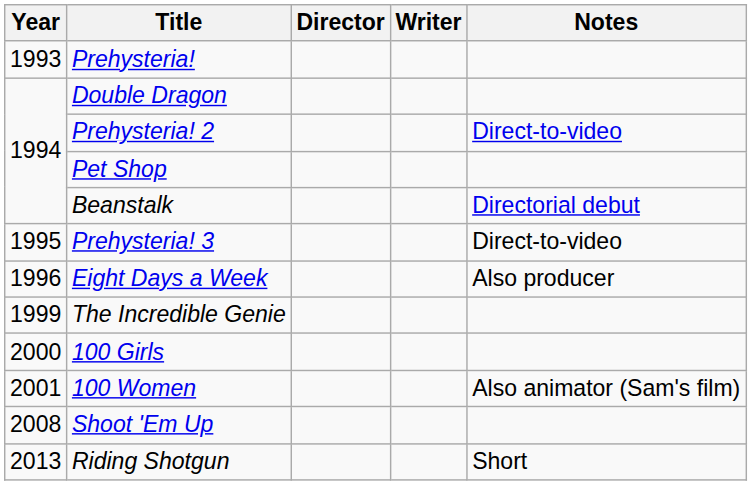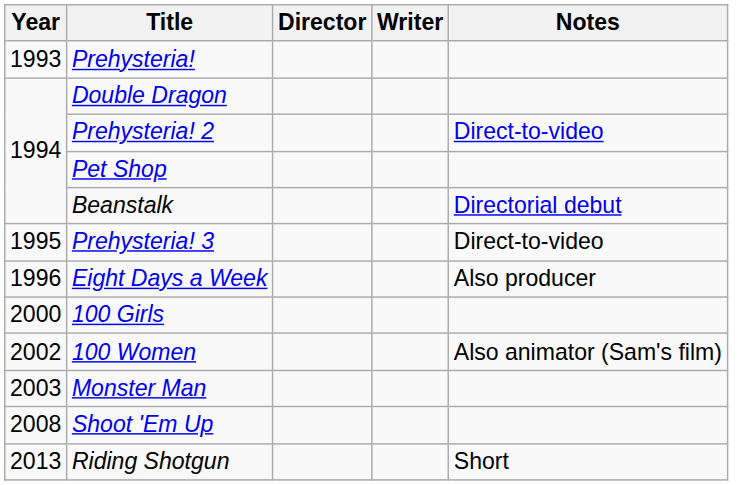- row: (179, 315)
(36, 388) 2001 -> (36, 351) 2002
+ row: (139, 388)
